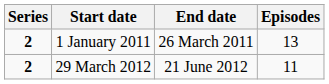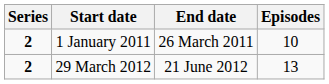(291, 41) 13 -> (291, 41) 10
(291, 66) 11 -> (291, 66) 13
